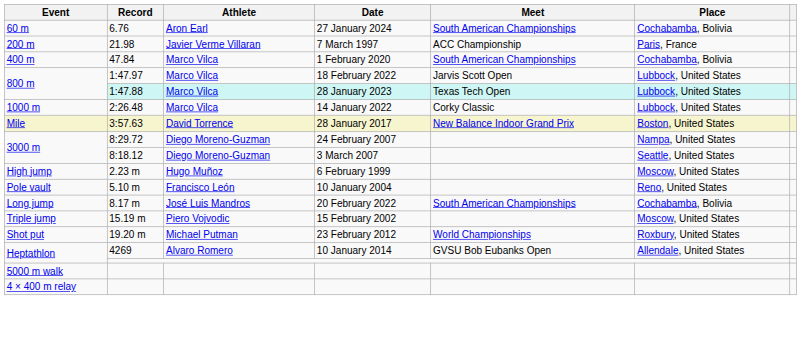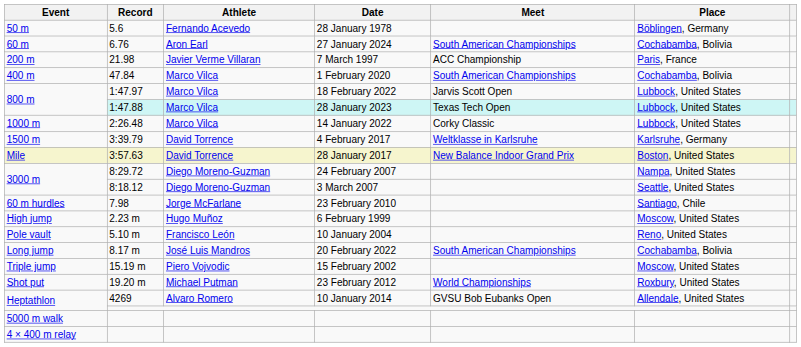+ row: (18, 28)
+ row: (23, 140)
+ row: (36, 203)
